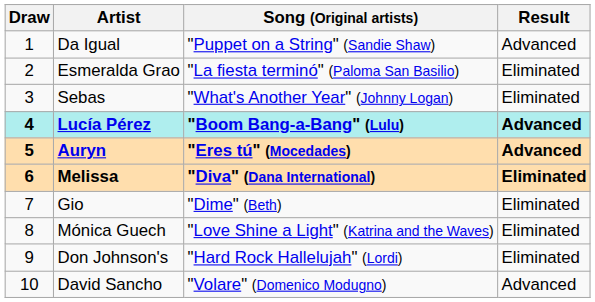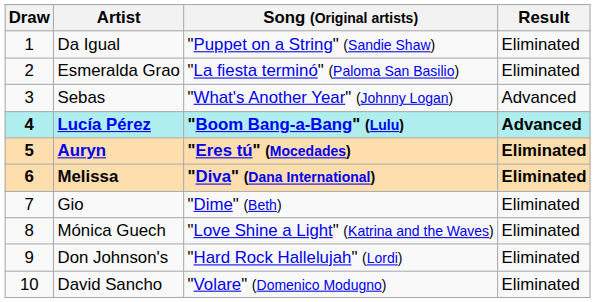(539, 44) Advanced -> (541, 44) Eliminated
(541, 97) Eliminated -> (539, 97) Advanced
(542, 151) Advanced -> (544, 151) Eliminated
(539, 284) Advanced -> (541, 284) Eliminated
